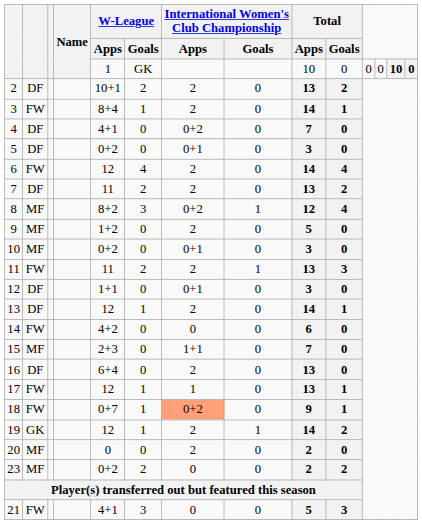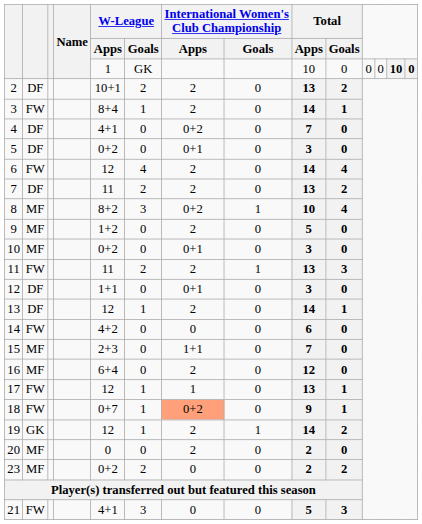(309, 209) 12 -> (309, 209) 10
(35, 369) DF -> (35, 369) MF
(309, 369) 13 -> (309, 369) 12
